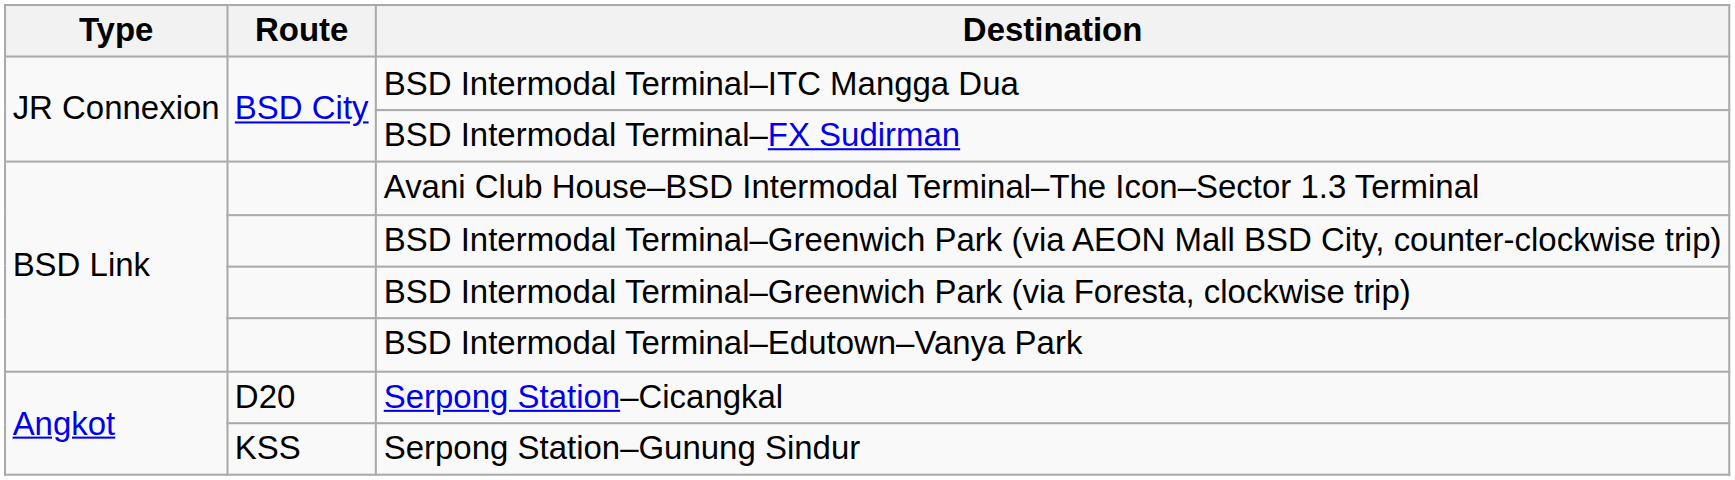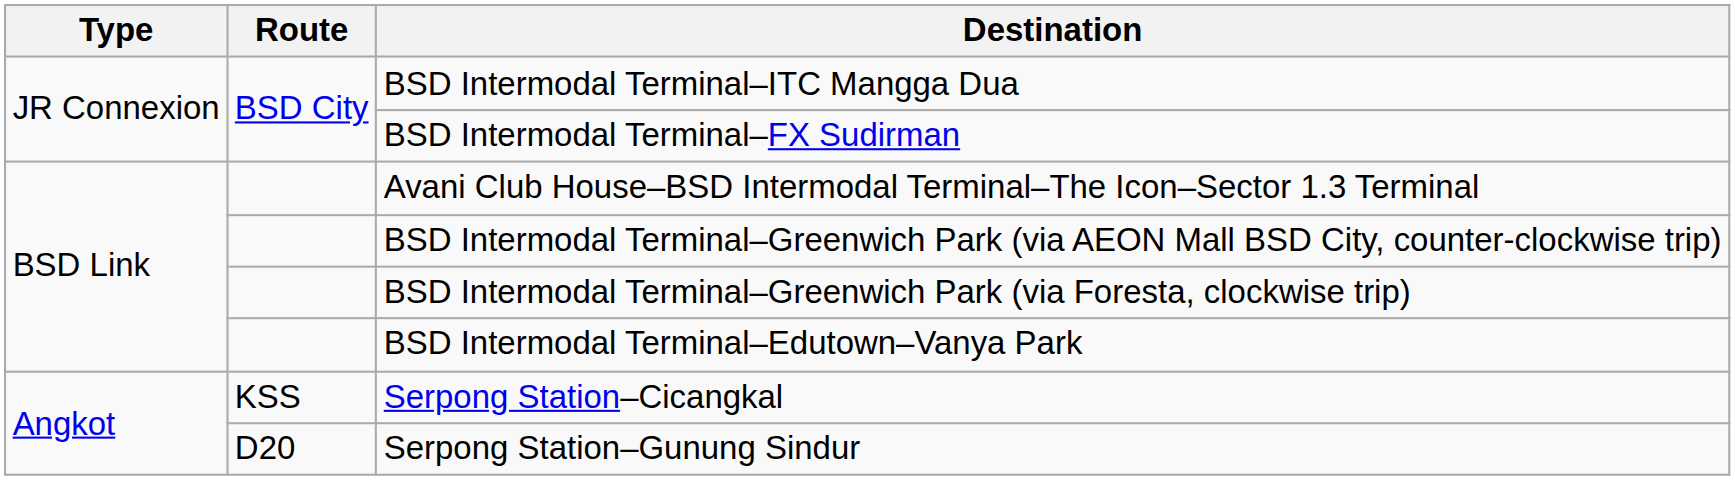(265, 396) D20 -> (268, 396) KSS
(268, 448) KSS -> (265, 448) D20
